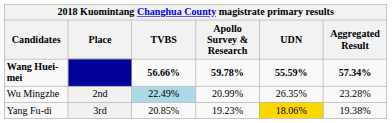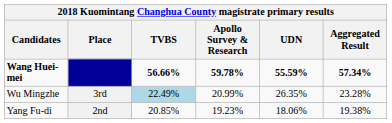(100, 94) 2nd -> (100, 94) 3rd
(100, 110) 3rd -> (100, 110) 2nd
(291, 110) gold background -> (291, 110) no background
